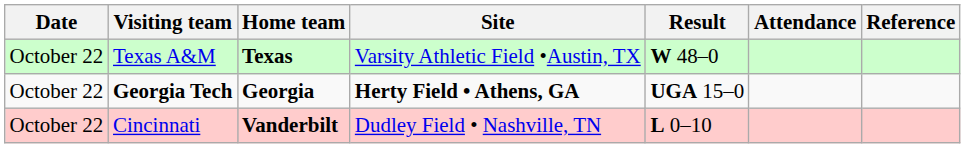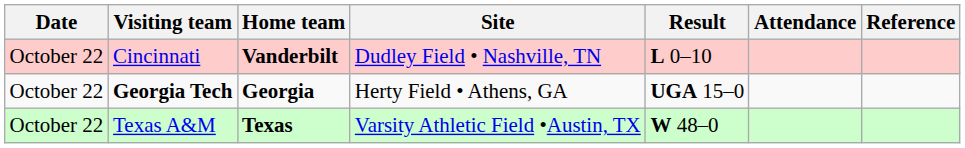rows swapped: (157, 125) <-> (164, 56)
(467, 91) bold -> (461, 91) normal
